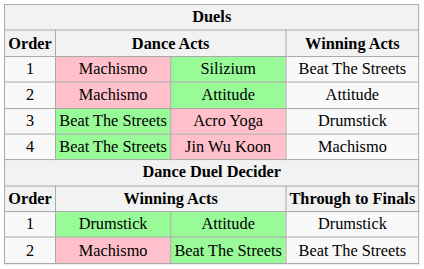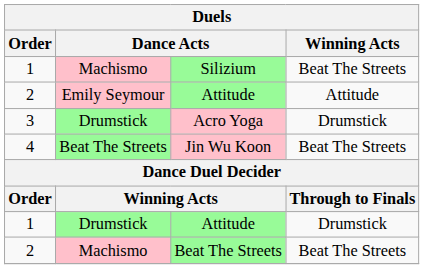(113, 95) Machismo -> (113, 95) Emily Seymour
(113, 120) Beat The Streets -> (113, 120) Drumstick
(352, 146) Machismo -> (352, 146) Beat The Streets
